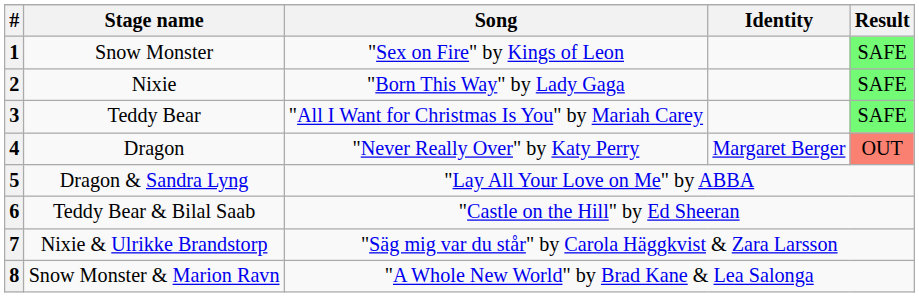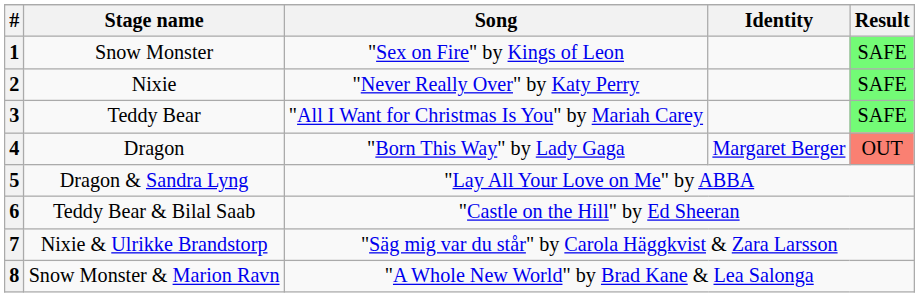(496, 84) "Born This Way" by Lady Gaga -> (496, 84) "Never Really Over" by Katy Perry
(496, 148) "Never Really Over" by Katy Perry -> (496, 148) "Born This Way" by Lady Gaga
